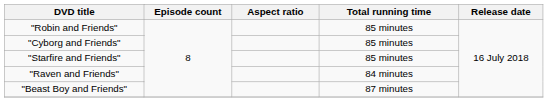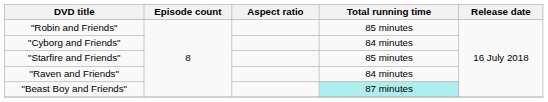(389, 43) 85 minutes -> (389, 43) 84 minutes
(389, 89) no background -> (389, 89) paleturquoise background
